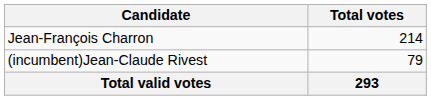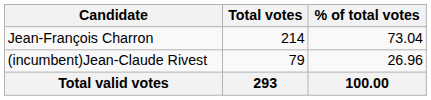+ column: (367, 15)
